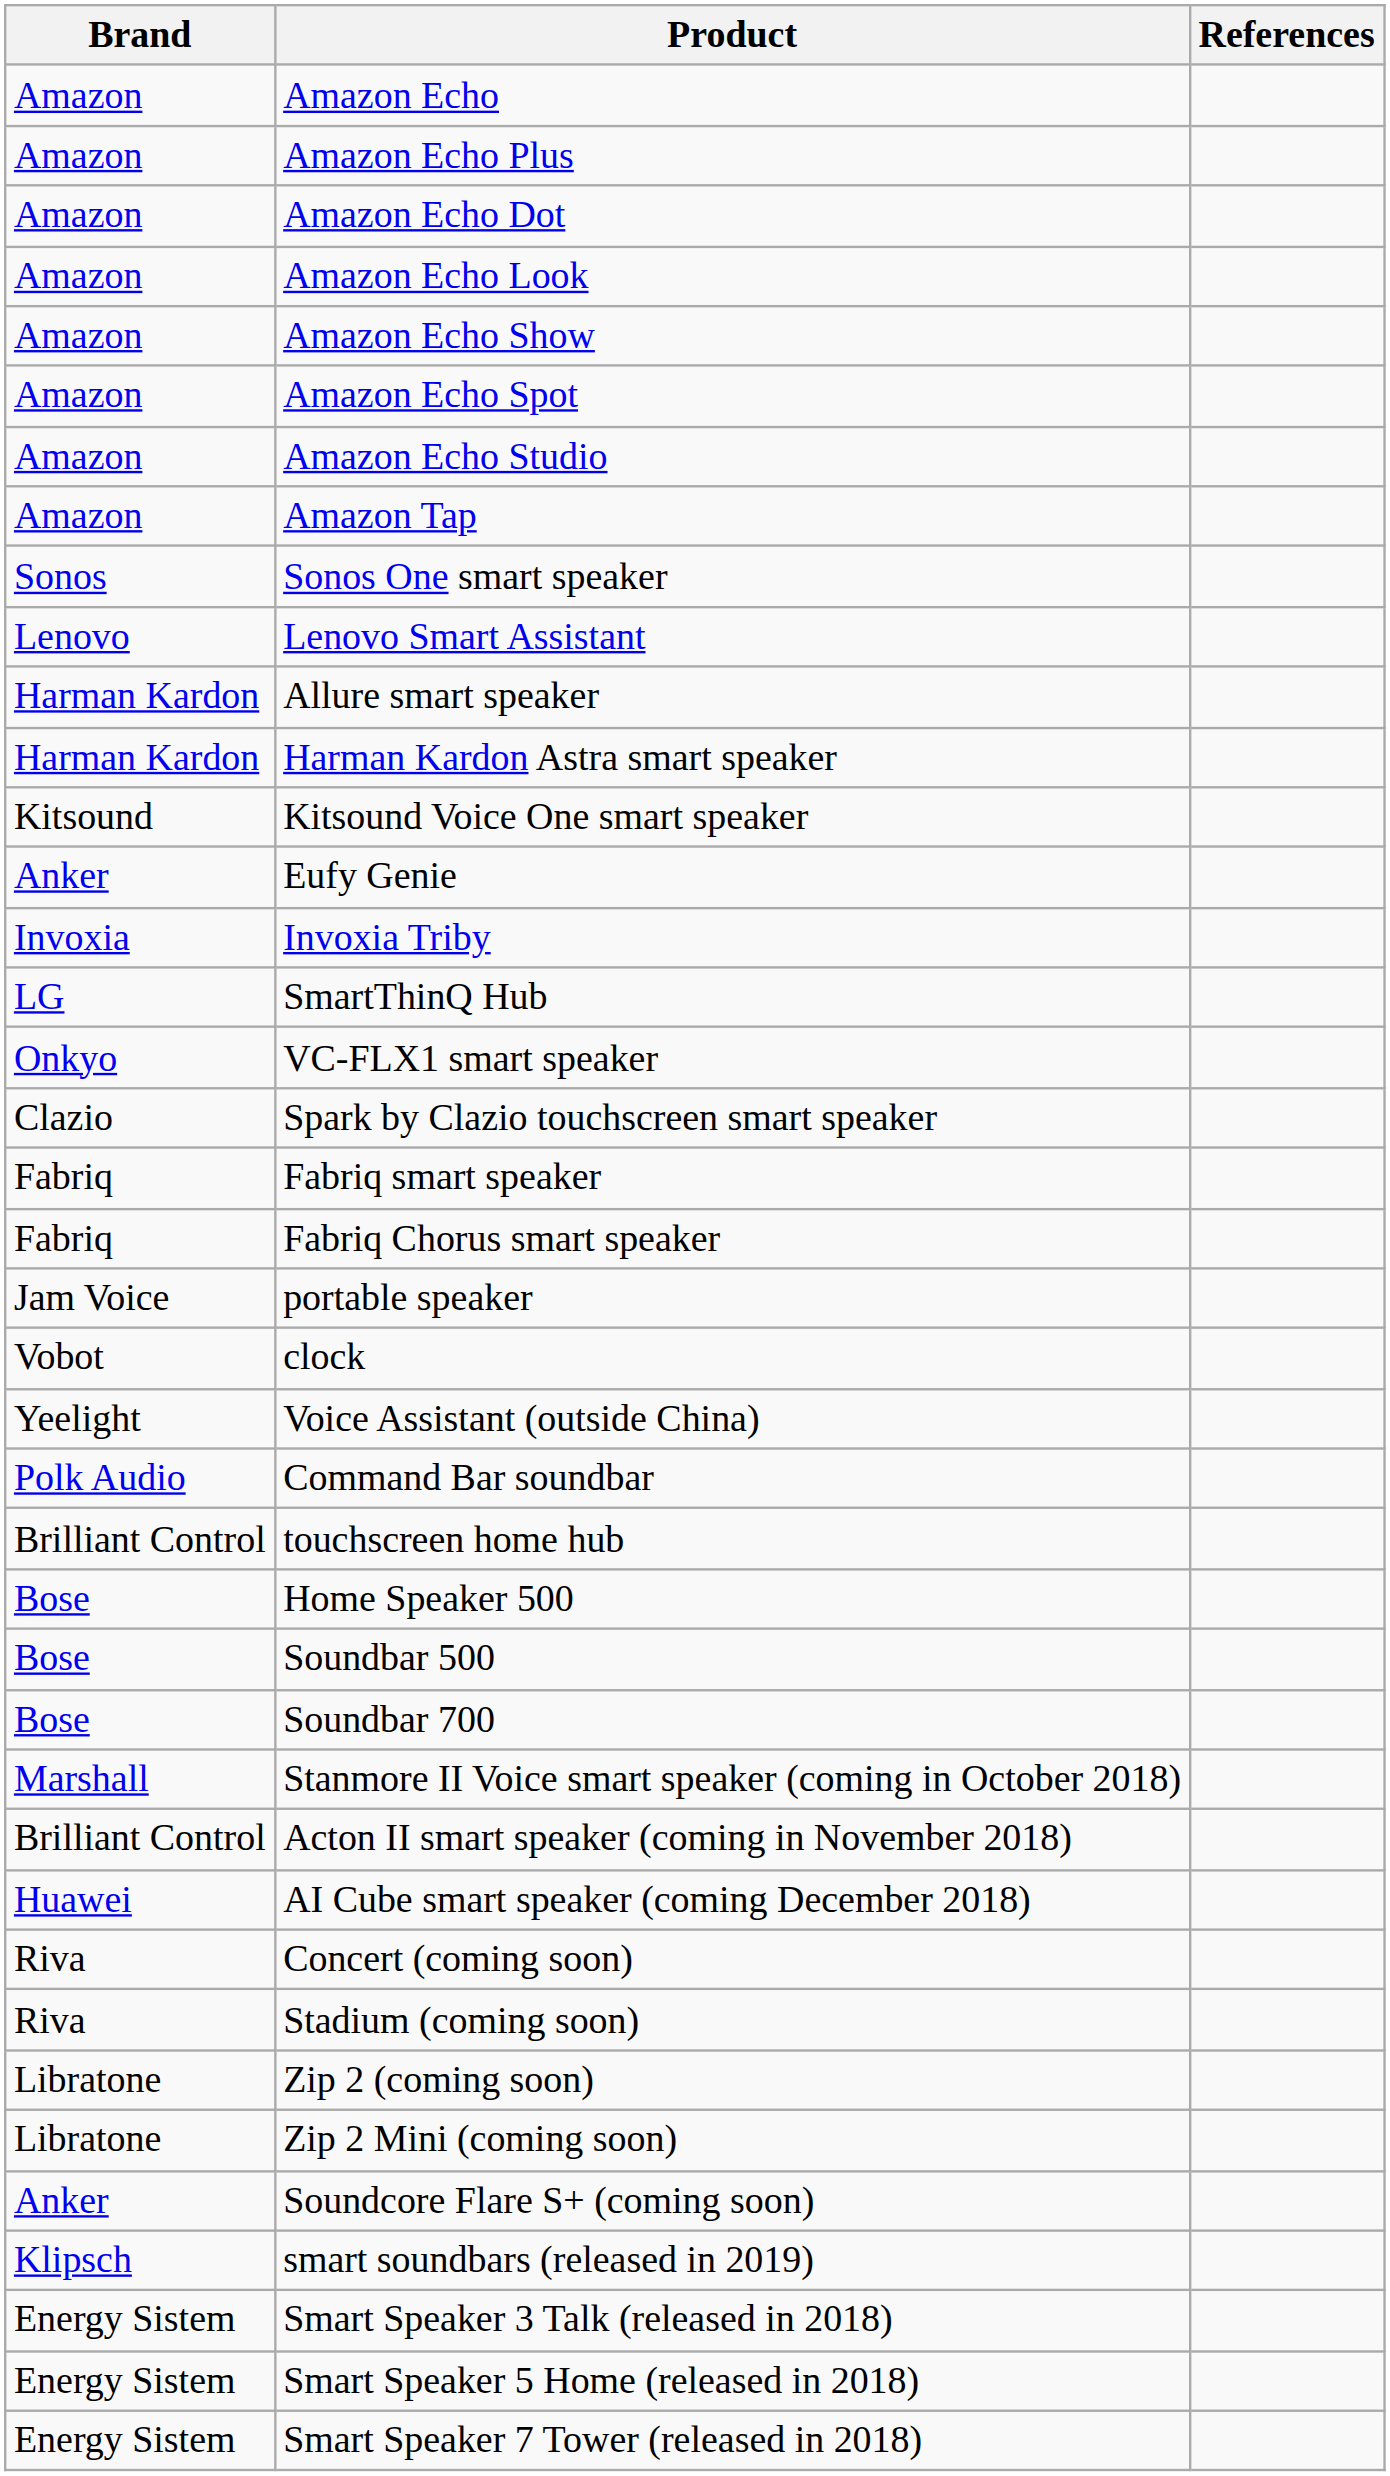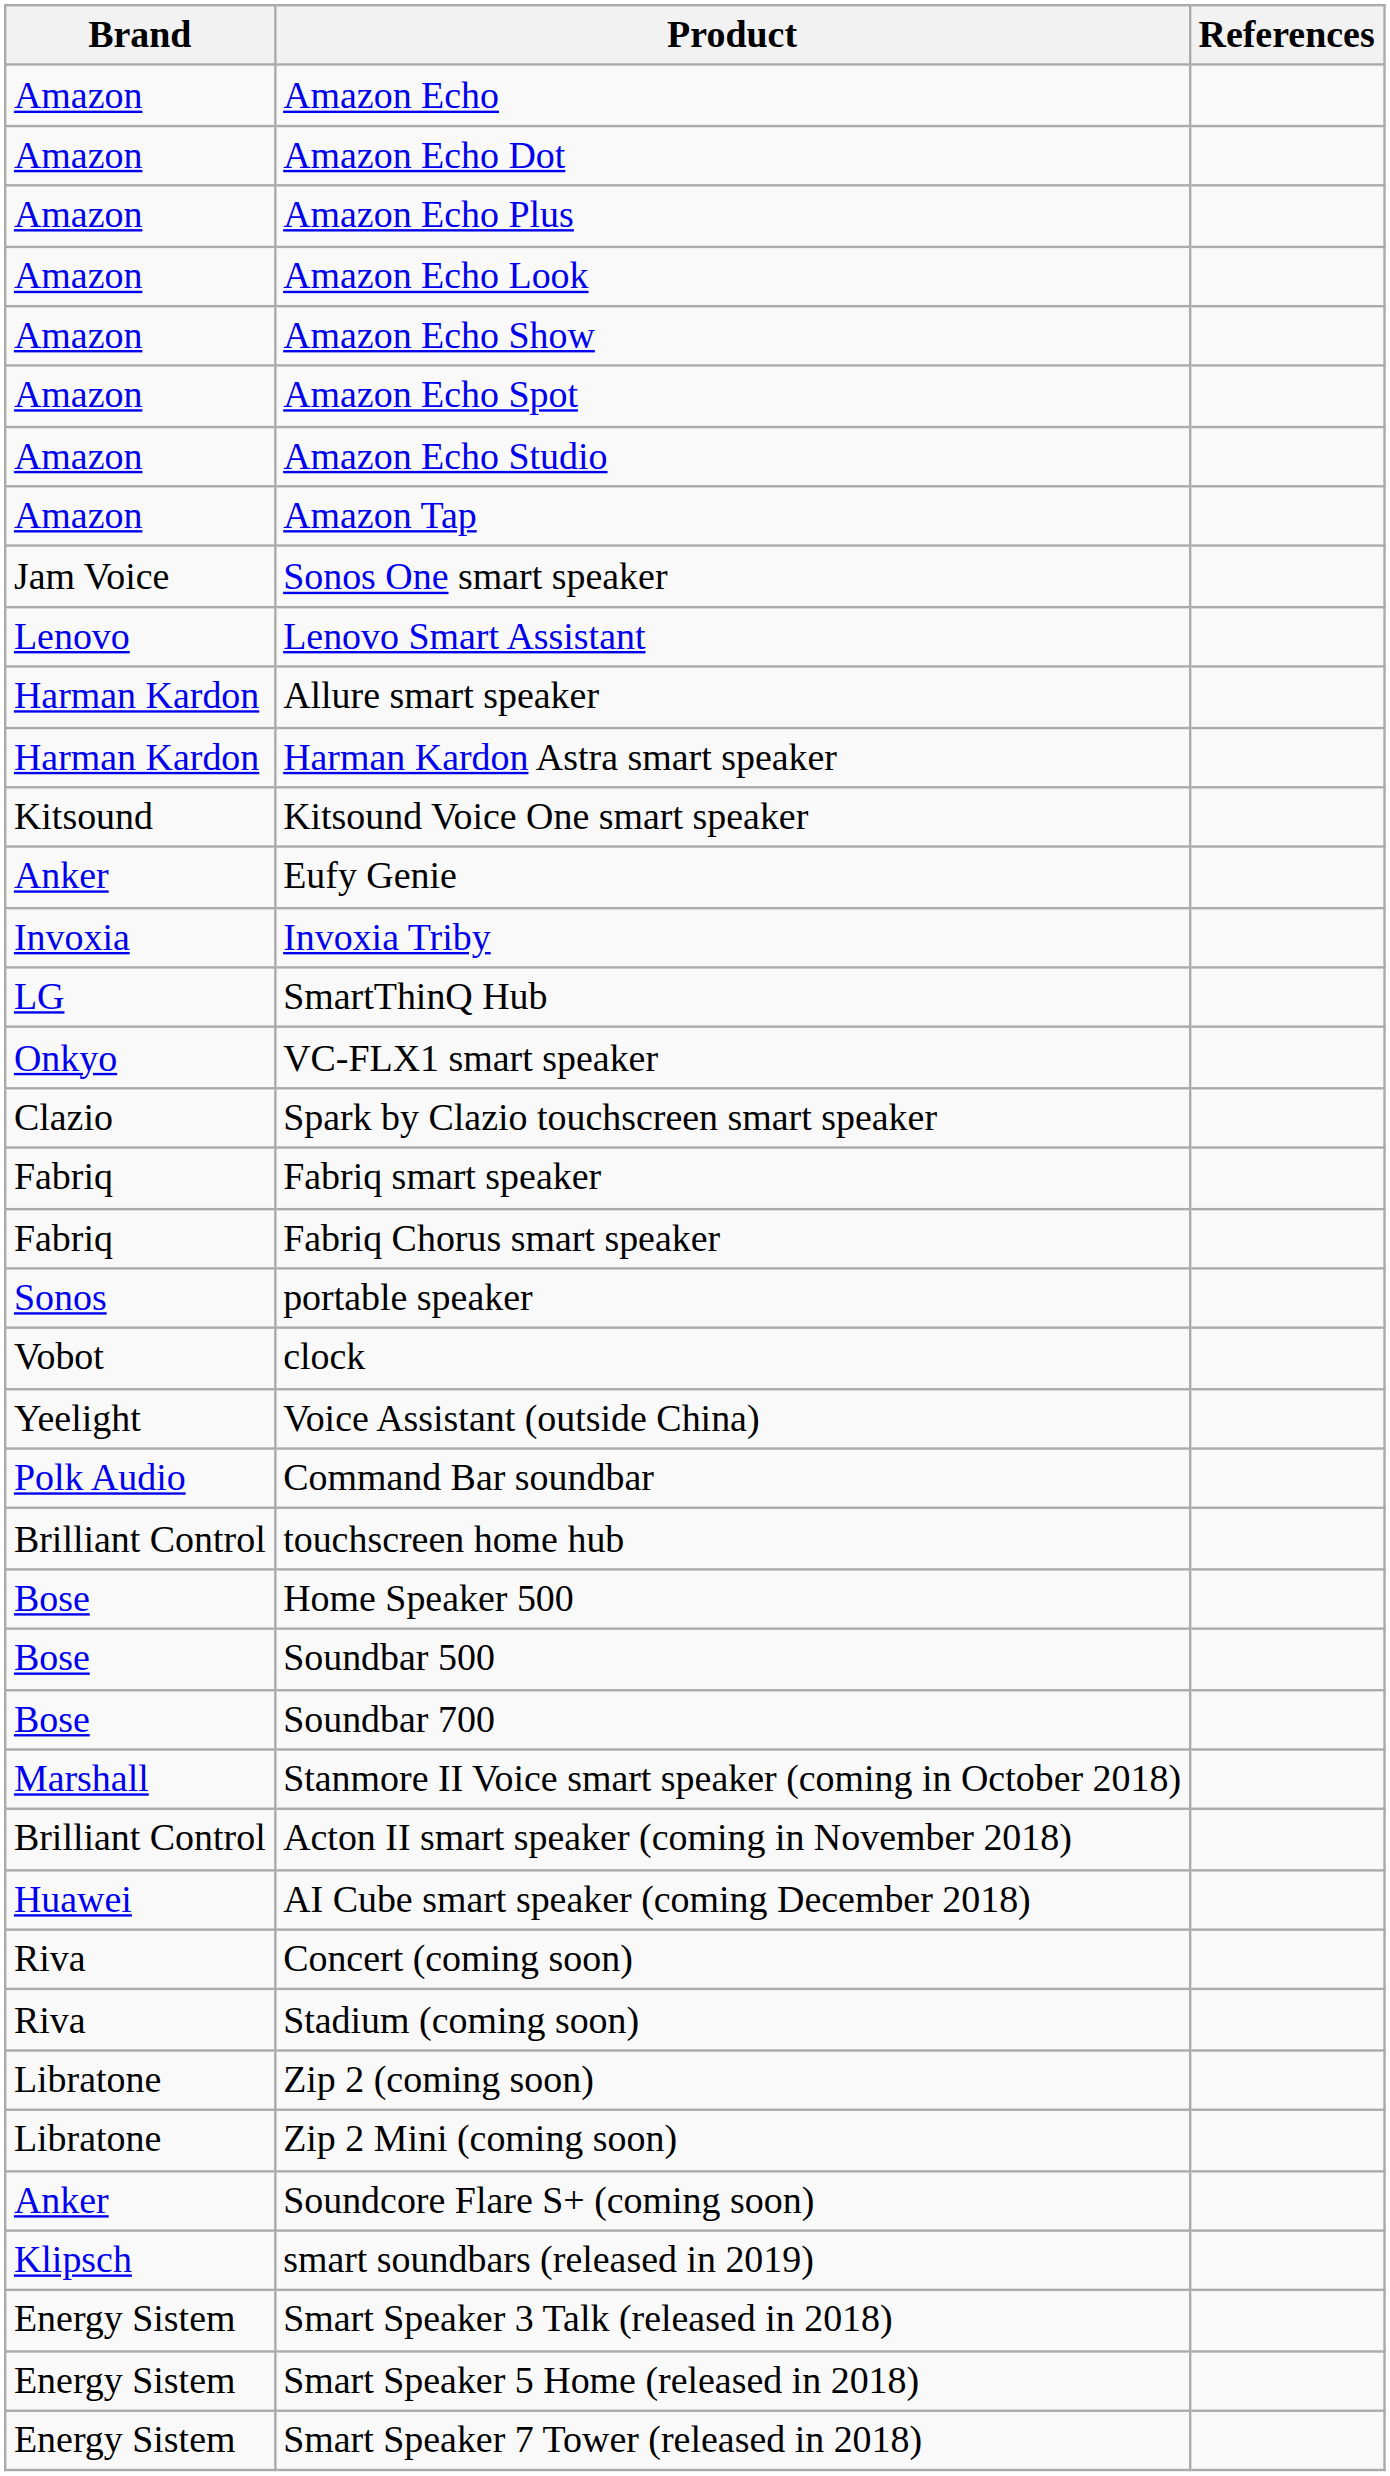rows swapped: (428, 154) <-> (424, 214)
(60, 575) Sonos -> (92, 575) Jam Voice
(92, 1297) Jam Voice -> (60, 1297) Sonos
